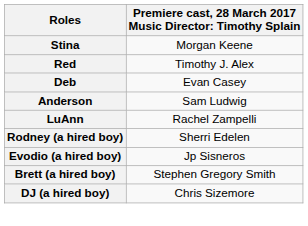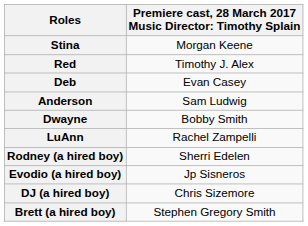+ row: (65, 119)
rows swapped: (65, 193) <-> (65, 175)
